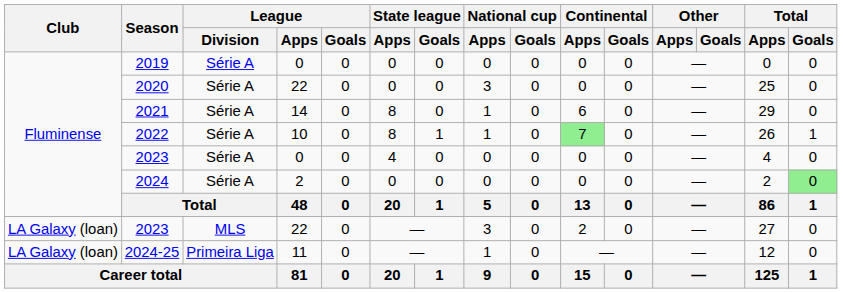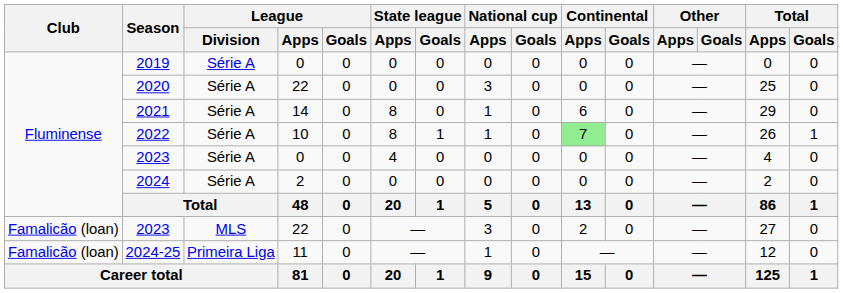(813, 181) lightgreen background -> (814, 181) no background
(63, 228) LA Galaxy (loan) -> (63, 228) Famalicão (loan)
(63, 252) LA Galaxy (loan) -> (63, 252) Famalicão (loan)
